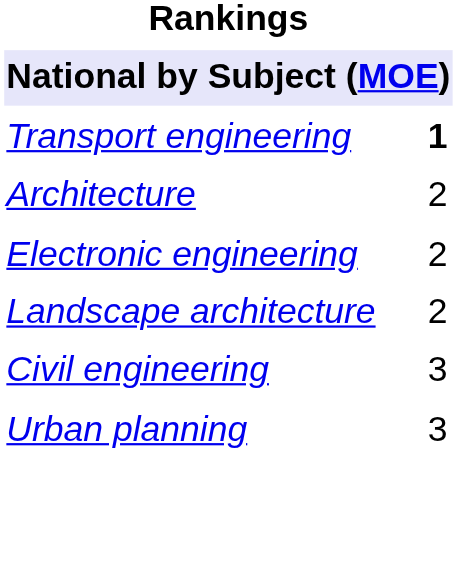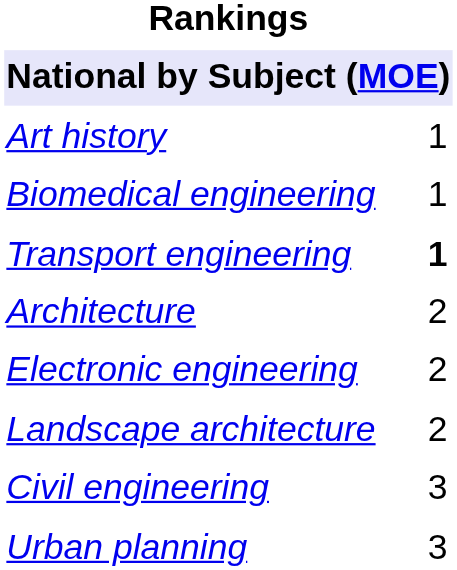+ row: (86, 135)
+ row: (191, 194)
